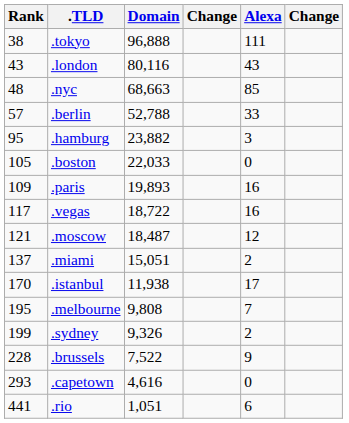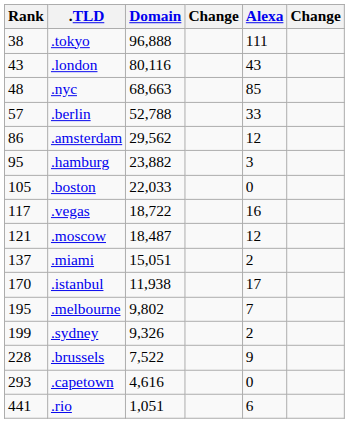+ row: (87, 138)
- row: (68, 187)
(145, 308) 9,808 -> (147, 308) 9,802
